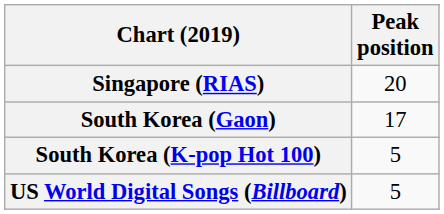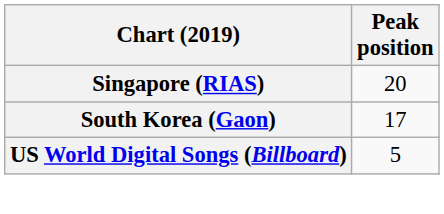- row: (178, 155)
